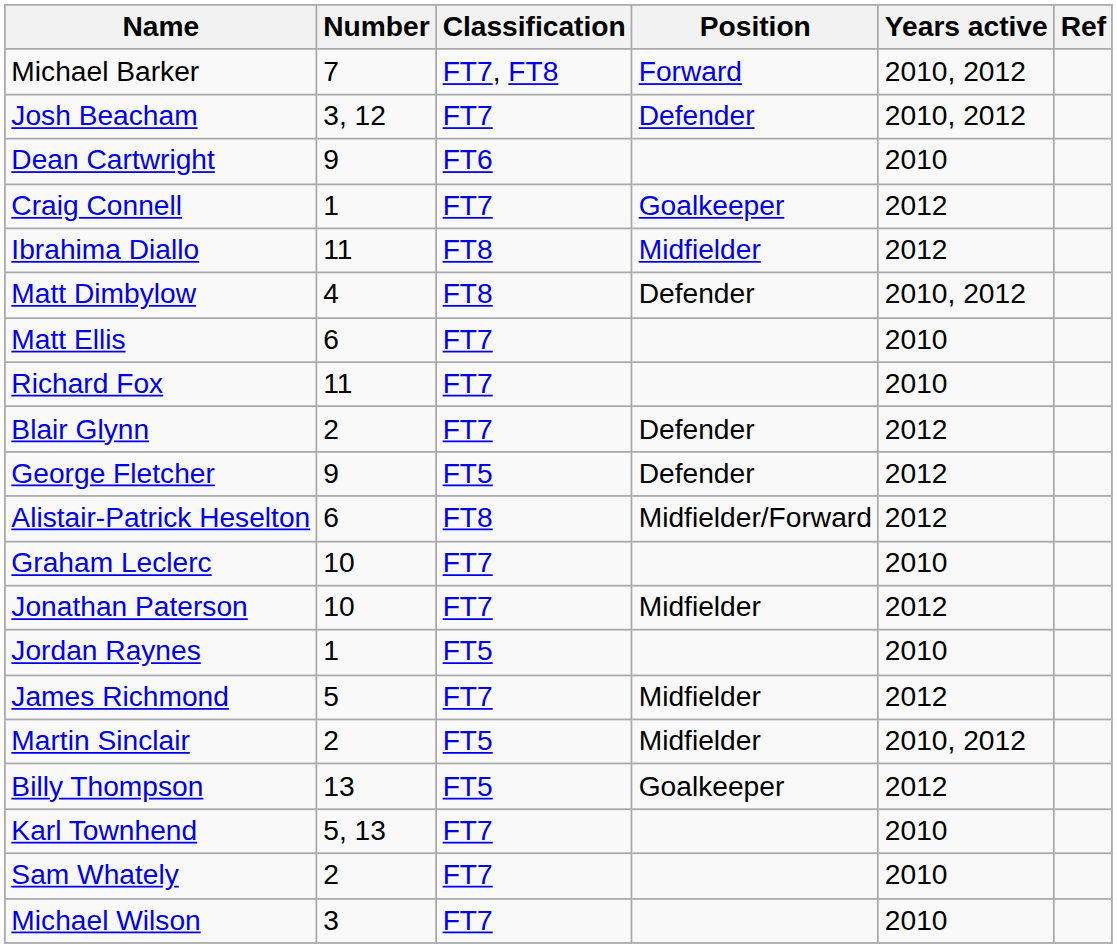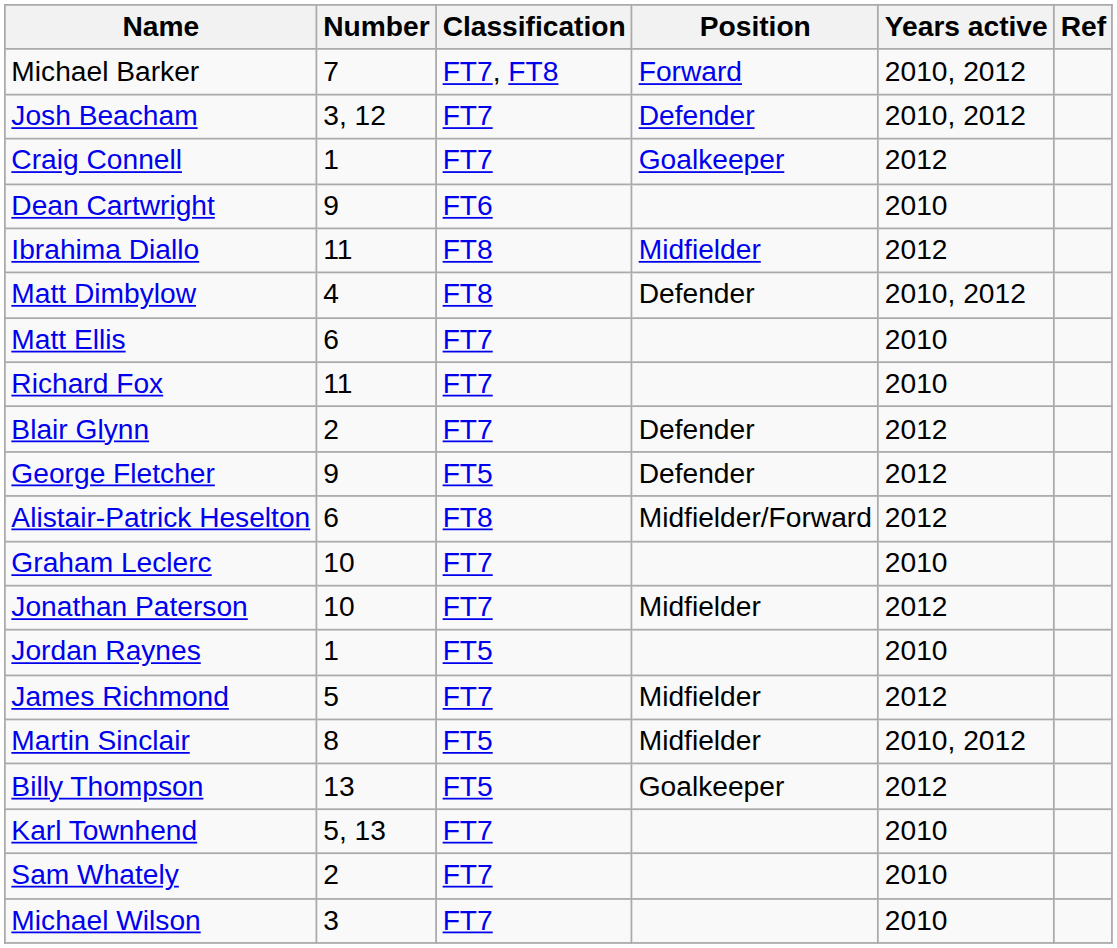rows swapped: (113, 160) <-> (97, 205)
(331, 741) 2 -> (331, 741) 8
